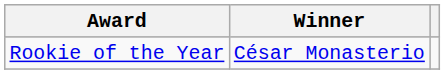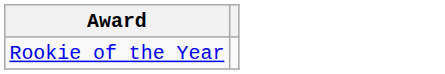- column: (329, 21)
